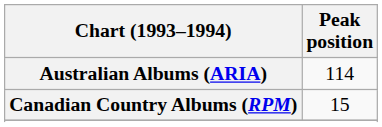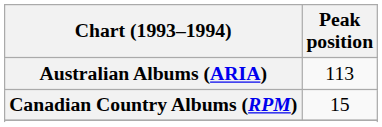(340, 73) 114 -> (340, 73) 113
